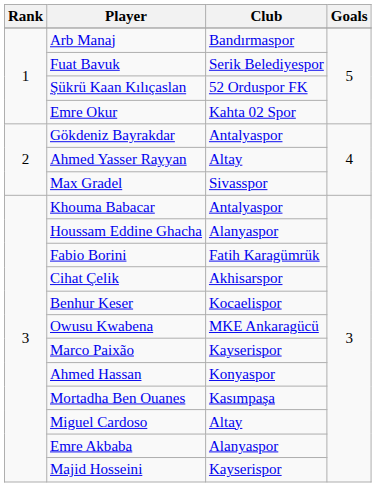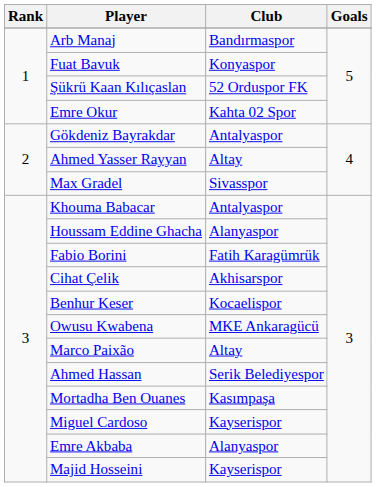(266, 64) Serik Belediyespor -> (242, 64) Konyaspor
(245, 350) Kayserispor -> (226, 350) Altay
(242, 374) Konyaspor -> (266, 374) Serik Belediyespor
(226, 421) Altay -> (245, 421) Kayserispor
